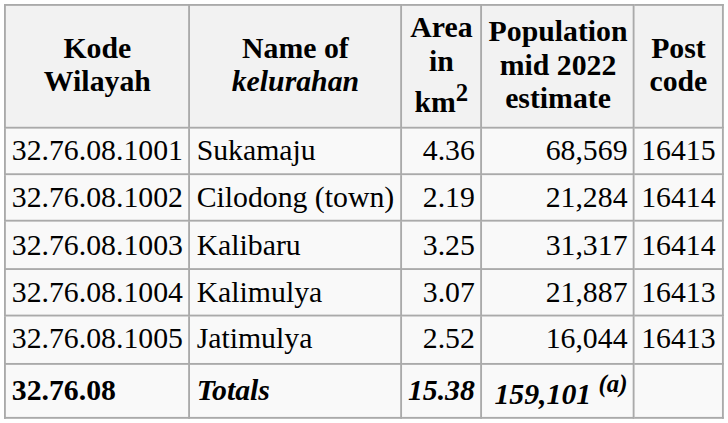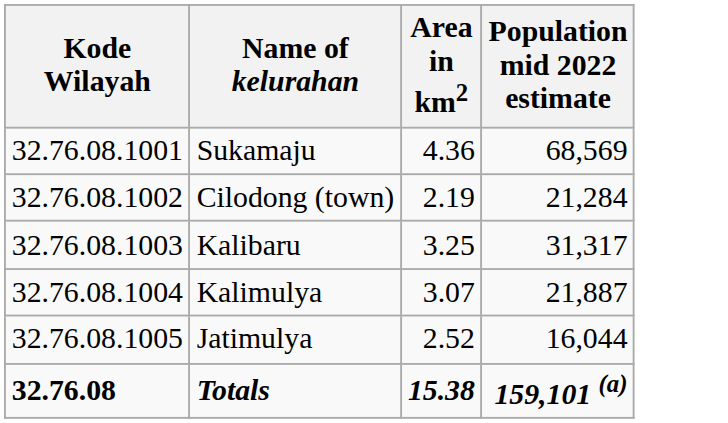- column: (678, 65)
